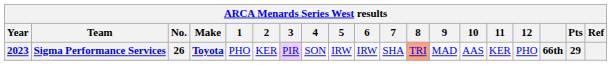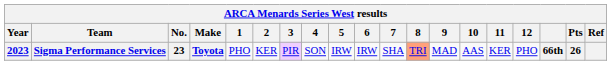(179, 51) 26 -> (179, 51) 23
(576, 51) 29 -> (576, 51) 26
